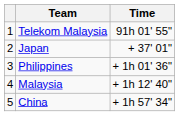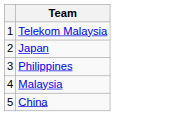- column: (142, 13)
